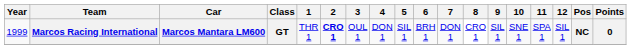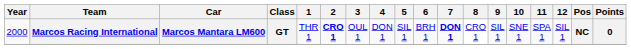(17, 31) 1999 -> (17, 31) 2000
(450, 31) normal -> (450, 31) bold
